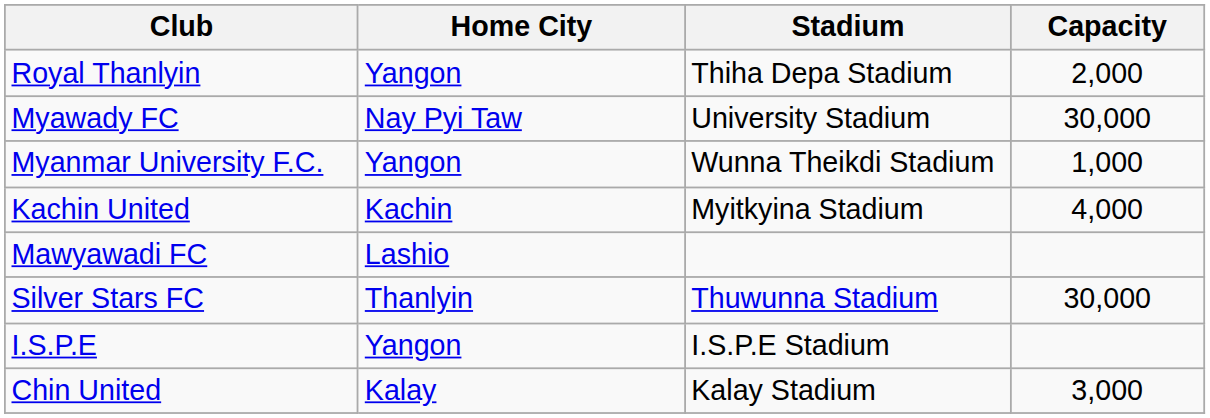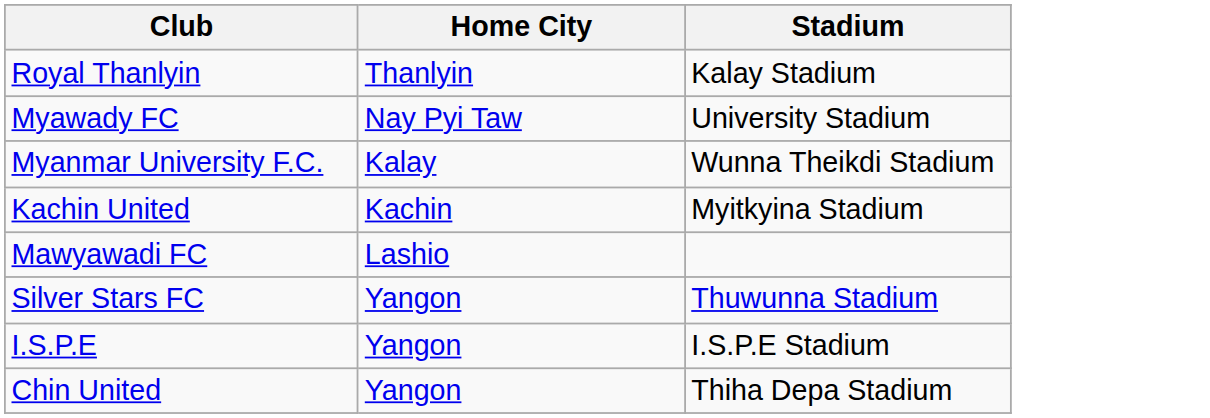- column: (1107, 27)
(413, 72) Yangon -> (419, 72) Thanlyin
(822, 72) Thiha Depa Stadium -> (784, 72) Kalay Stadium
(413, 163) Yangon -> (401, 163) Kalay
(419, 299) Thanlyin -> (413, 299) Yangon
(401, 390) Kalay -> (413, 390) Yangon
(784, 390) Kalay Stadium -> (822, 390) Thiha Depa Stadium
